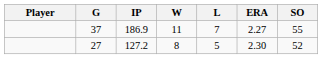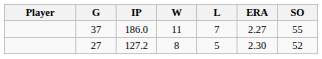(136, 29) 186.9 -> (136, 29) 186.0
